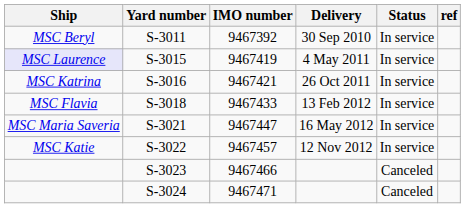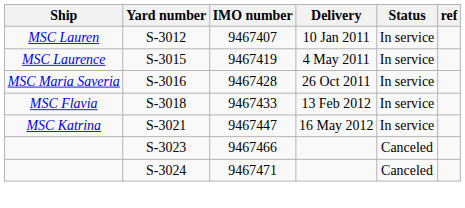- row: (166, 37)
+ row: (166, 37)
(64, 59) lavender background -> (64, 59) no background
(64, 81) MSC Katrina -> (64, 81) MSC Maria Saveria
(253, 81) 9467421 -> (253, 81) 9467428
(64, 125) MSC Maria Saveria -> (64, 125) MSC Katrina
- row: (166, 147)
